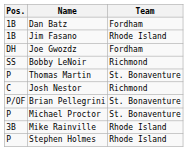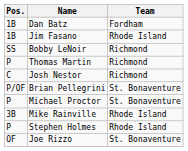- row: (53, 50)
(145, 75) St. Bonaventure -> (128, 62) Richmond
+ row: (51, 140)
